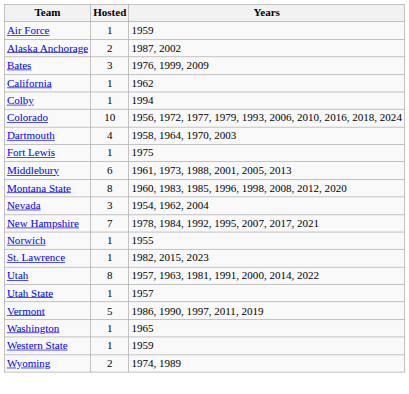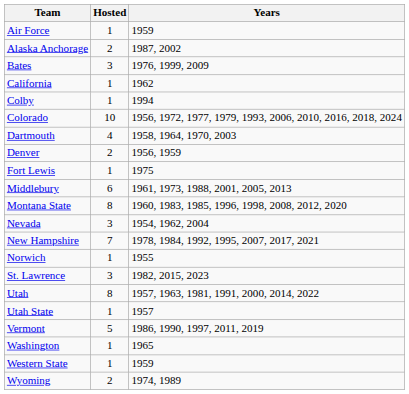+ row: (23, 153)
(110, 258) 1 -> (110, 275) 3
